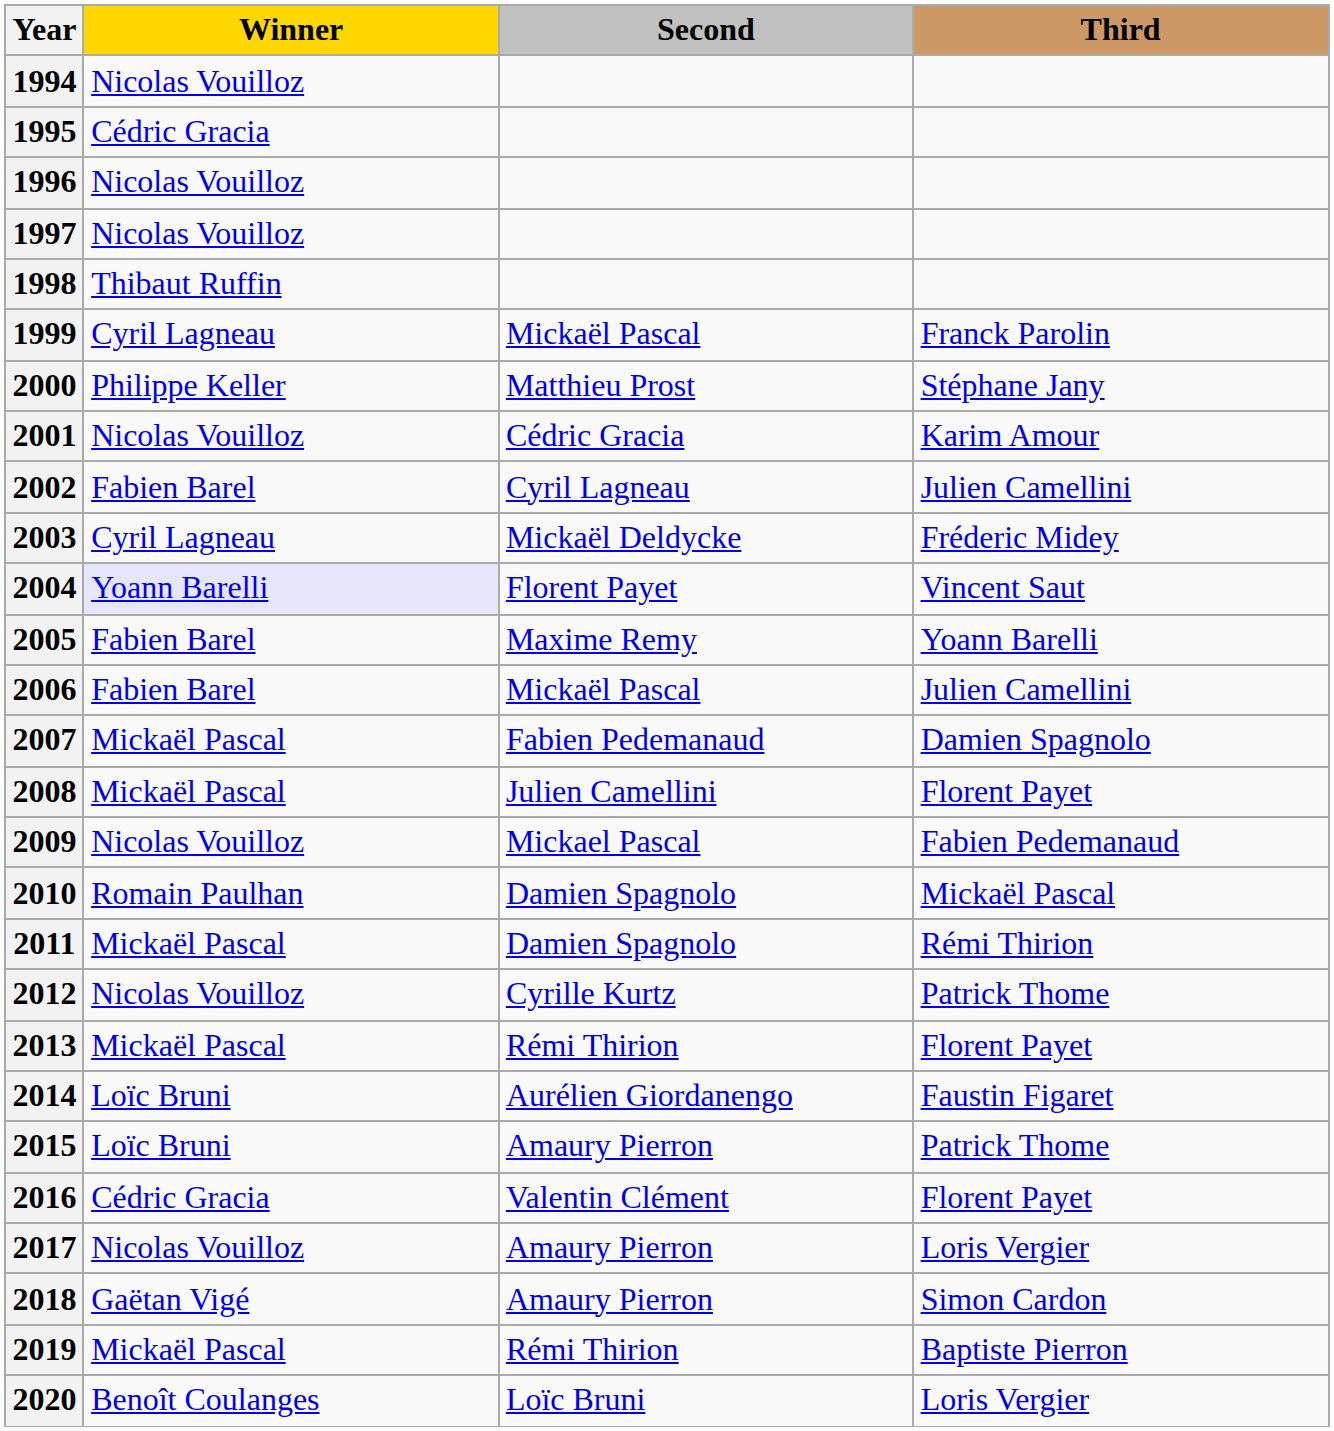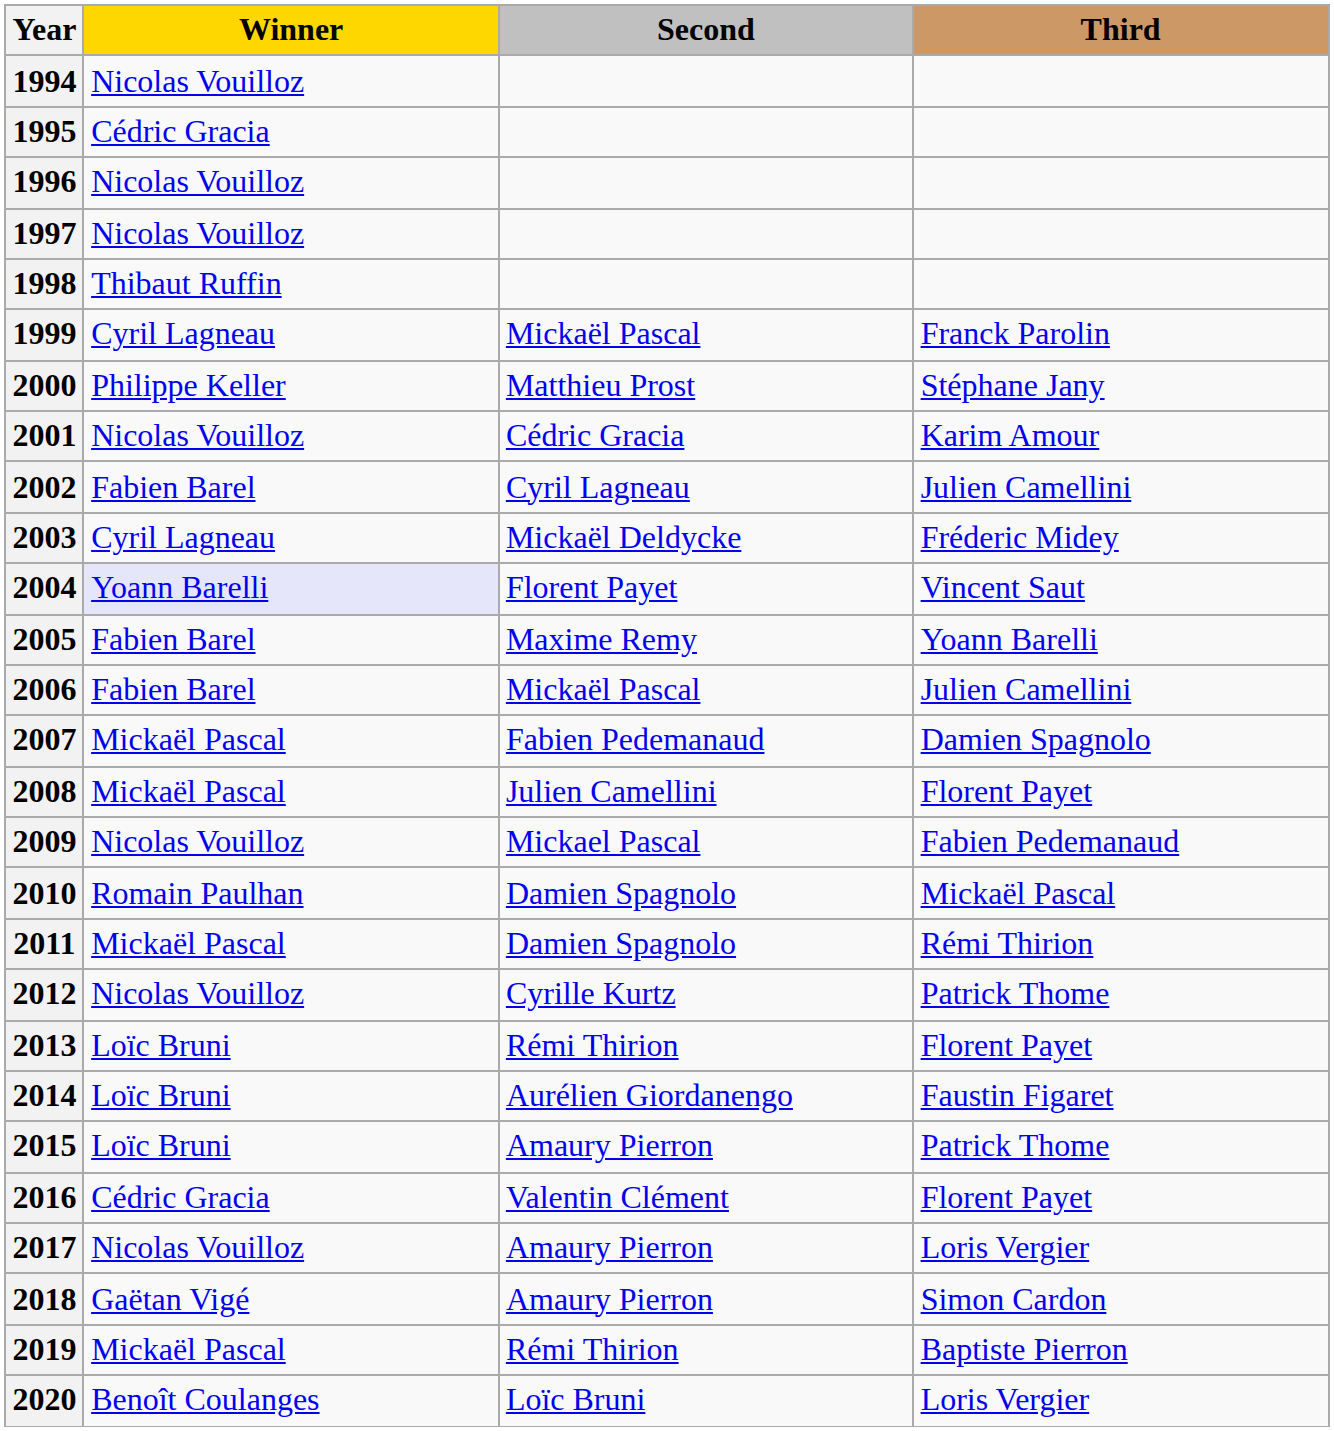(188, 1044) Mickaël Pascal -> (161, 1044) Loïc Bruni
